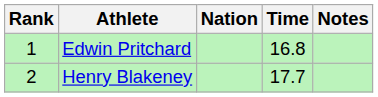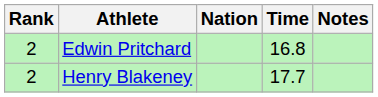(31, 48) 1 -> (31, 48) 2
